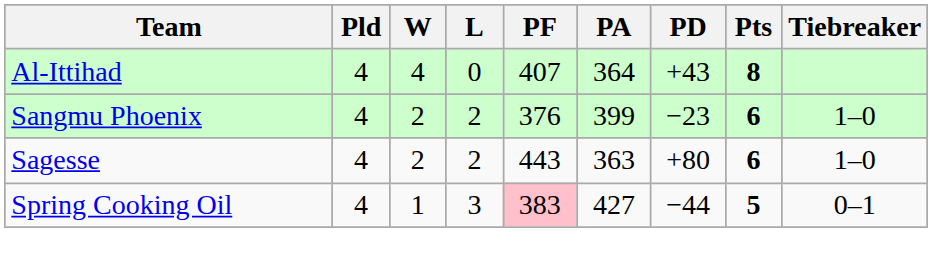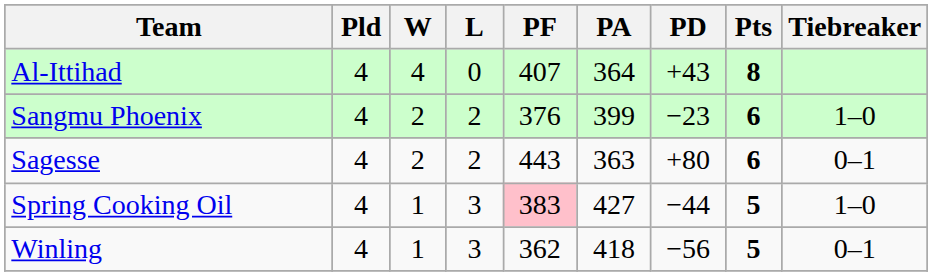(855, 159) 1–0 -> (855, 159) 0–1
(855, 204) 0–1 -> (855, 204) 1–0
+ row: (57, 248)
